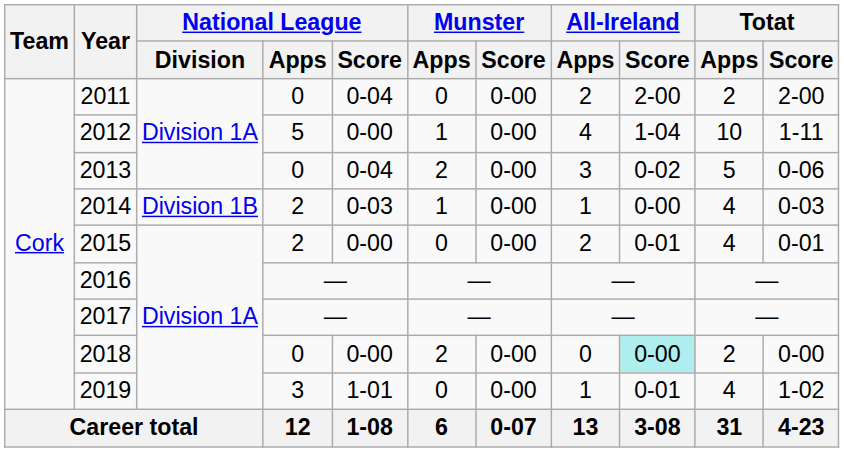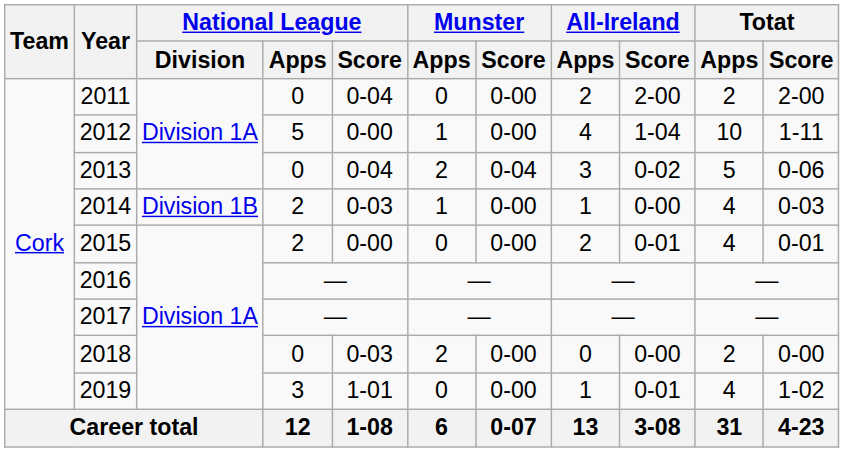(513, 170) 0-00 -> (513, 170) 0-04
(370, 354) 0-00 -> (370, 354) 0-03
(657, 354) paleturquoise background -> (657, 354) no background
